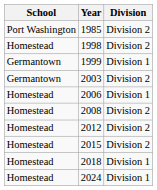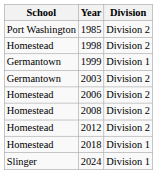(128, 95) Division 1 -> (128, 95) Division 2
- row: (91, 144)
(30, 177) Homestead -> (22, 161) Slinger
